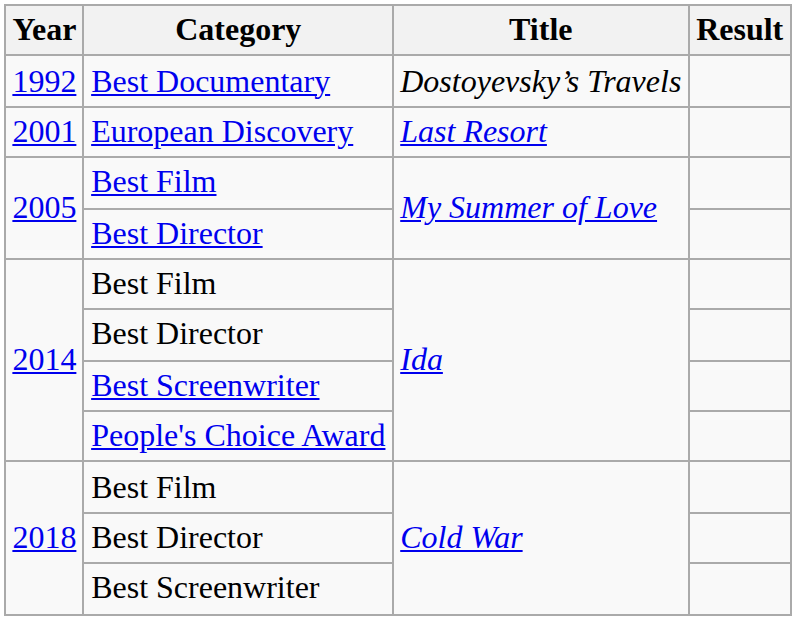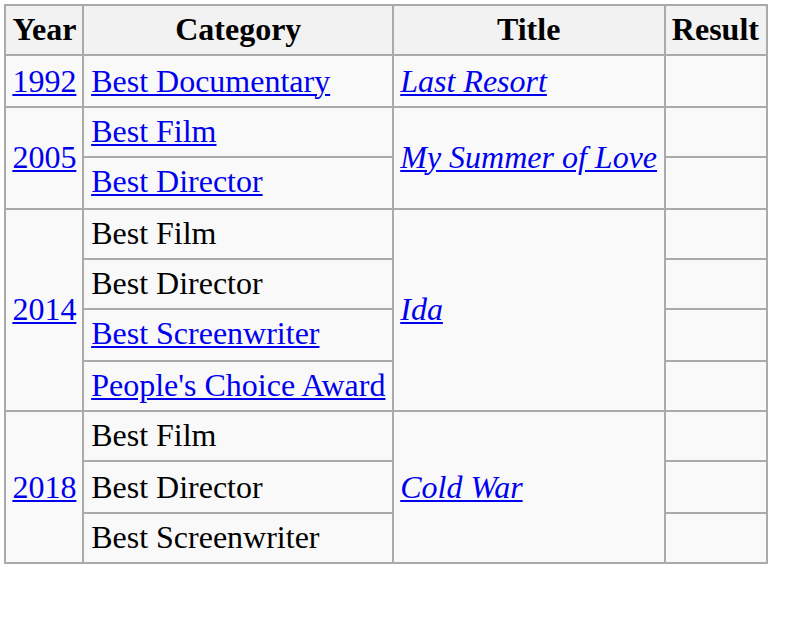(541, 80) Dostoyevsky’s Travels -> (474, 80) Last Resort
- row: (44, 131)
